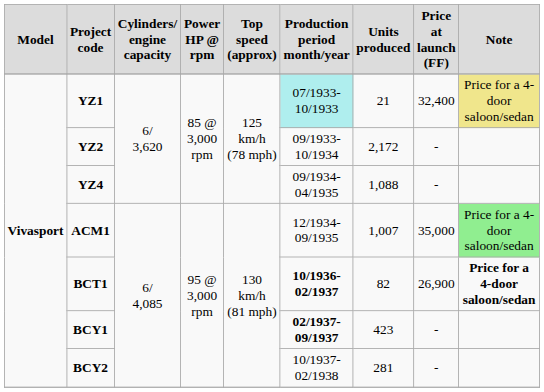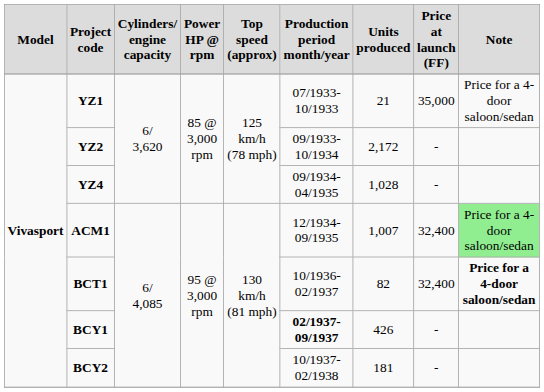(317, 101) paleturquoise background -> (317, 101) no background
(436, 101) 32,400 -> (436, 101) 35,000
(499, 101) khaki background -> (499, 101) no background
(383, 184) 1,088 -> (383, 184) 1,028
(436, 230) 35,000 -> (436, 230) 32,400
(317, 284) bold -> (317, 284) normal
(436, 284) 26,900 -> (436, 284) 32,400
(383, 330) 423 -> (383, 330) 426
(383, 368) 281 -> (383, 368) 181
